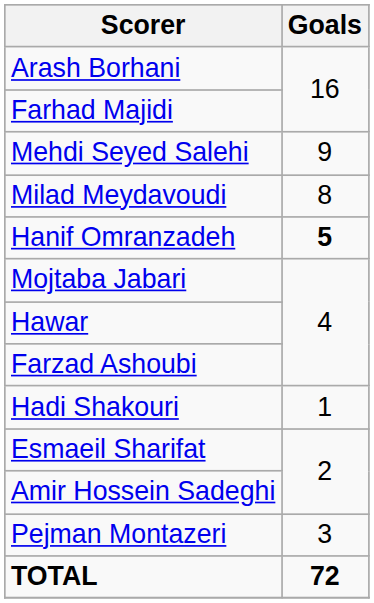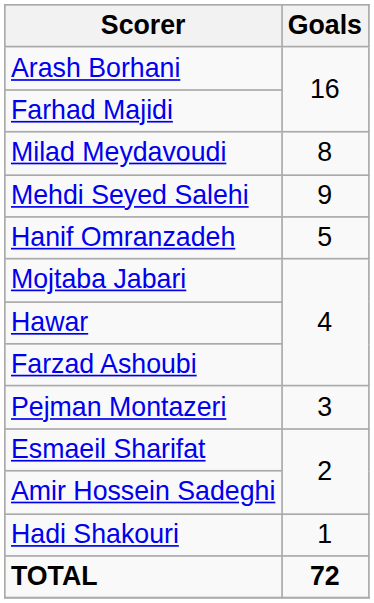rows swapped: (130, 152) <-> (119, 195)
(325, 237) bold -> (325, 237) normal
rows swapped: (119, 534) <-> (95, 407)
